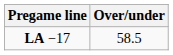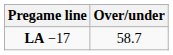(129, 38) 58.5 -> (129, 38) 58.7
